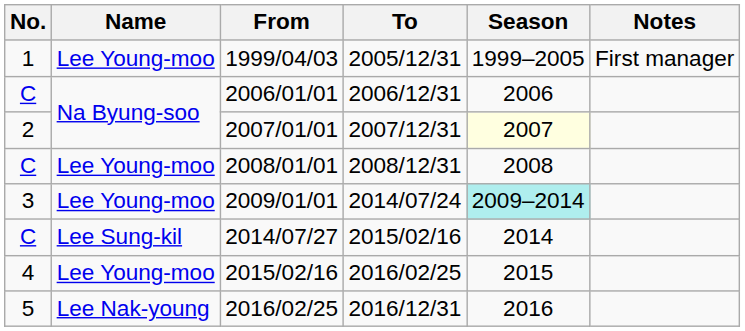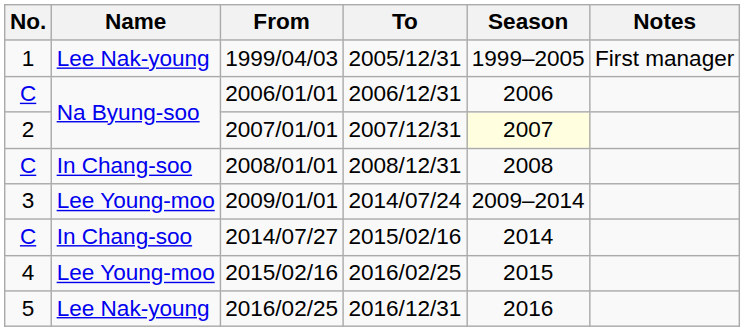(136, 58) Lee Young-moo -> (133, 58) Lee Nak-young
(136, 165) Lee Young-moo -> (124, 165) In Chang-soo
(528, 201) paleturquoise background -> (528, 201) no background
(119, 237) Lee Sung-kil -> (124, 237) In Chang-soo
